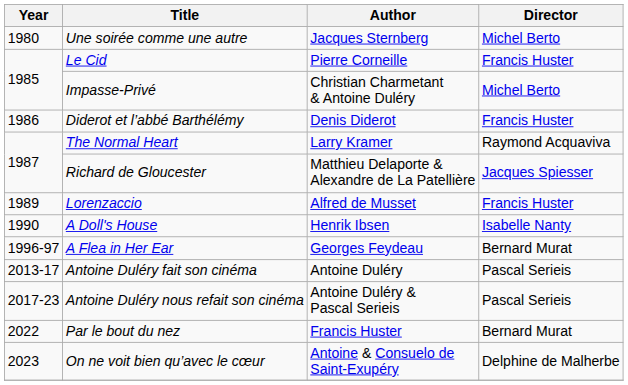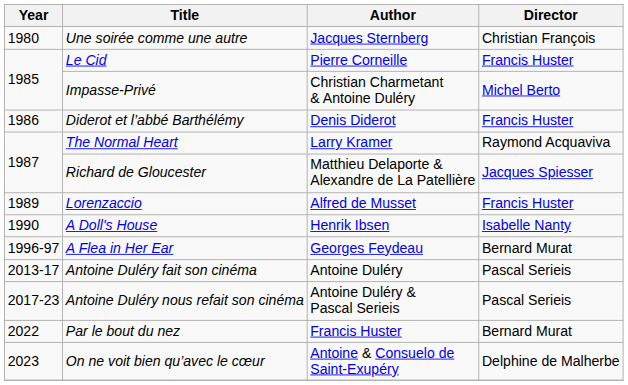(521, 37) Michel Berto -> (539, 37) Christian François
